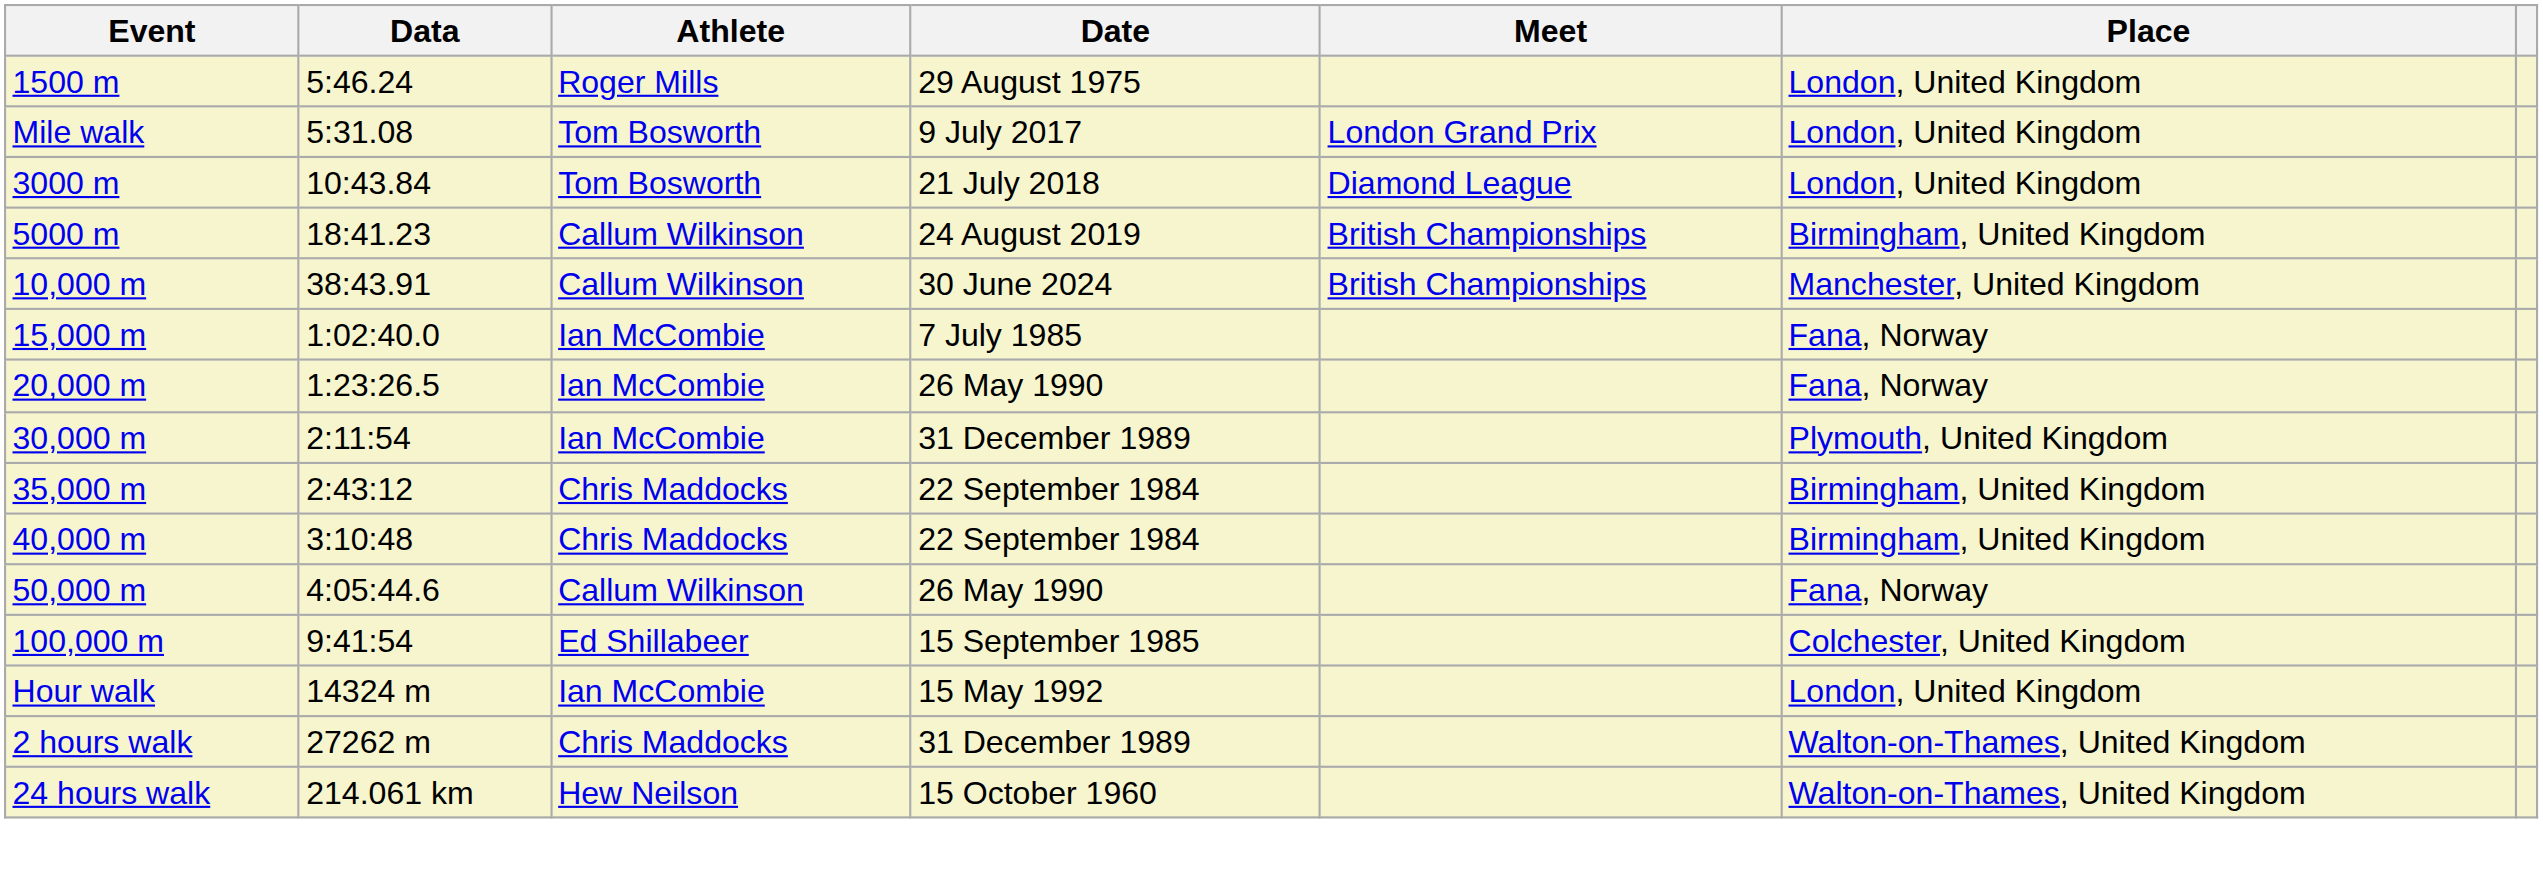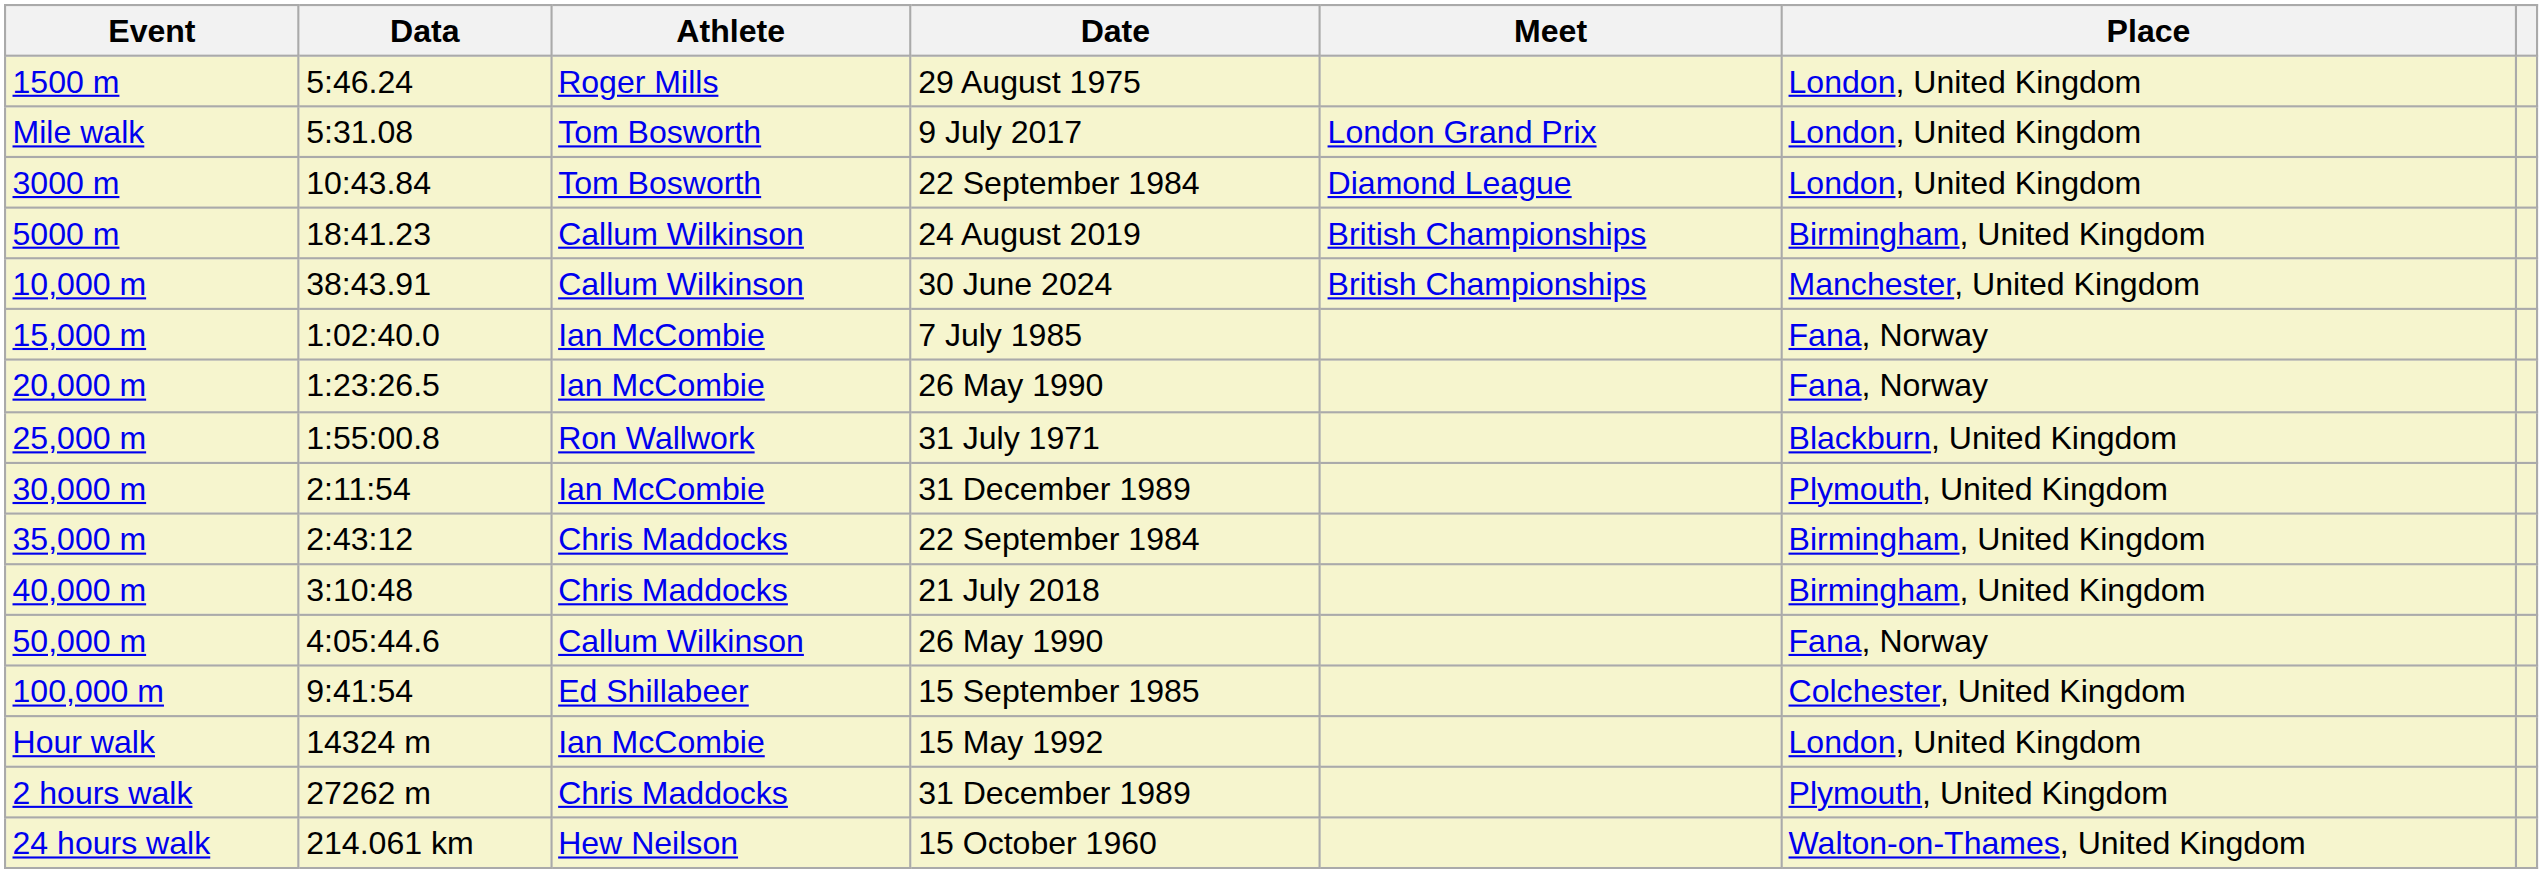(1009, 183) 21 July 2018 -> (1059, 183) 22 September 1984
+ row: (79, 437)
(1059, 538) 22 September 1984 -> (1009, 589) 21 July 2018
(2047, 741) Walton-on-Thames, United Kingdom -> (1978, 792) Plymouth, United Kingdom
